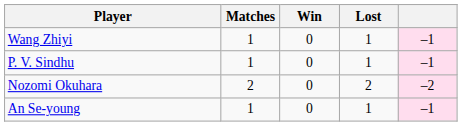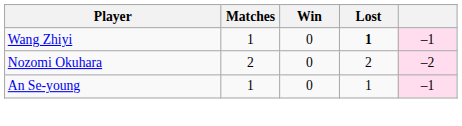(369, 39) normal -> (369, 39) bold
- row: (41, 62)
